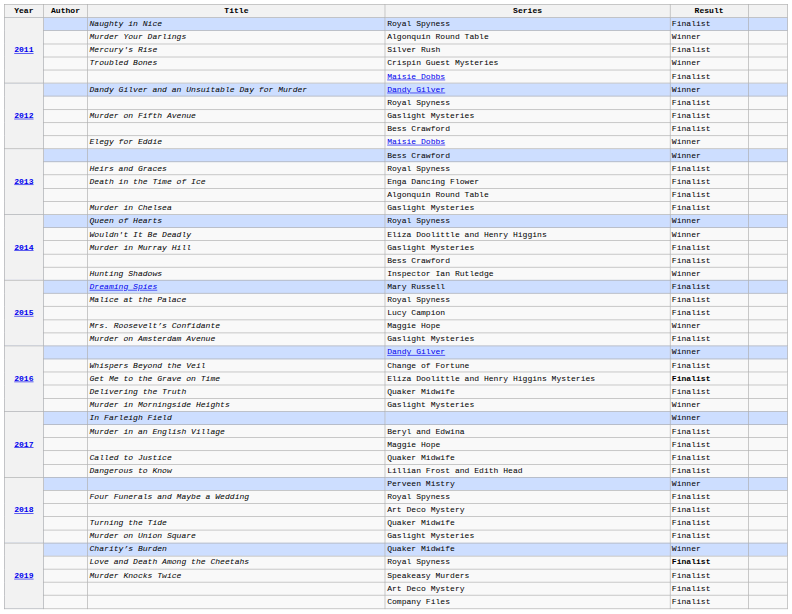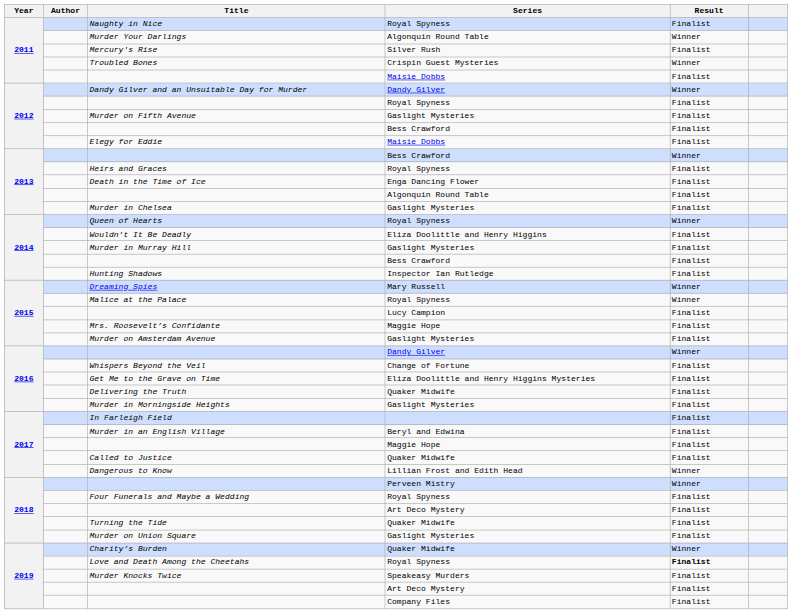(686, 142) Winner -> (691, 142) Finalist
(686, 234) Winner -> (691, 234) Finalist
(686, 274) Winner -> (691, 274) Finalist
(691, 287) Finalist -> (686, 287) Winner
(691, 300) Finalist -> (686, 300) Winner
(686, 326) Winner -> (691, 326) Finalist
(691, 379) bold -> (691, 379) normal
(686, 405) Winner -> (691, 405) Finalist
(686, 418) Winner -> (691, 418) Finalist
(691, 471) Finalist -> (686, 471) Winner
